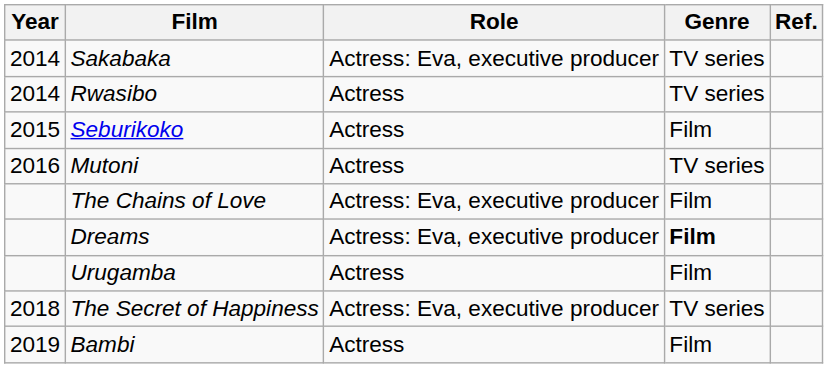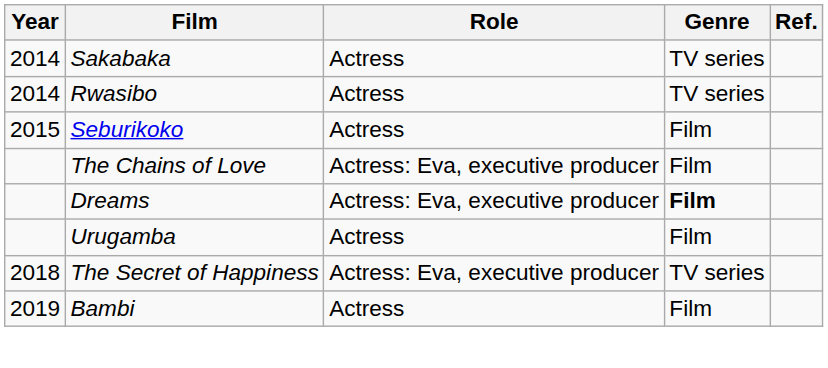(494, 58) Actress: Eva, executive producer -> (367, 58) Actress
- row: (104, 165)
